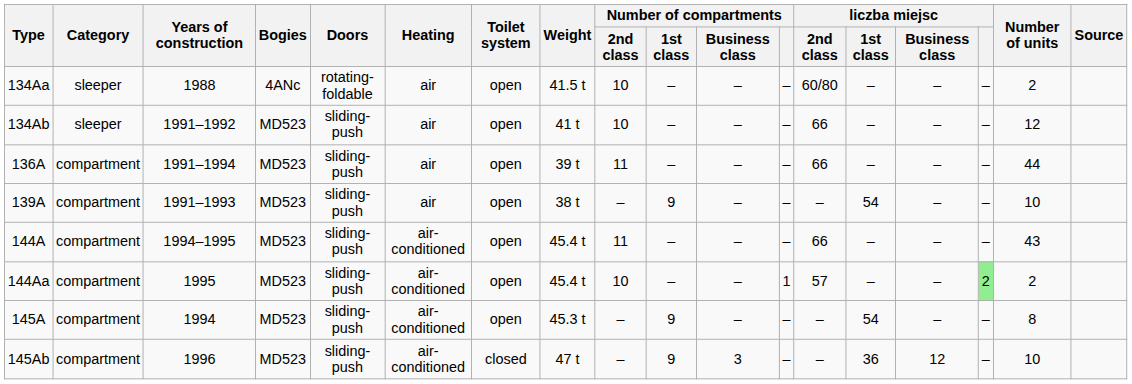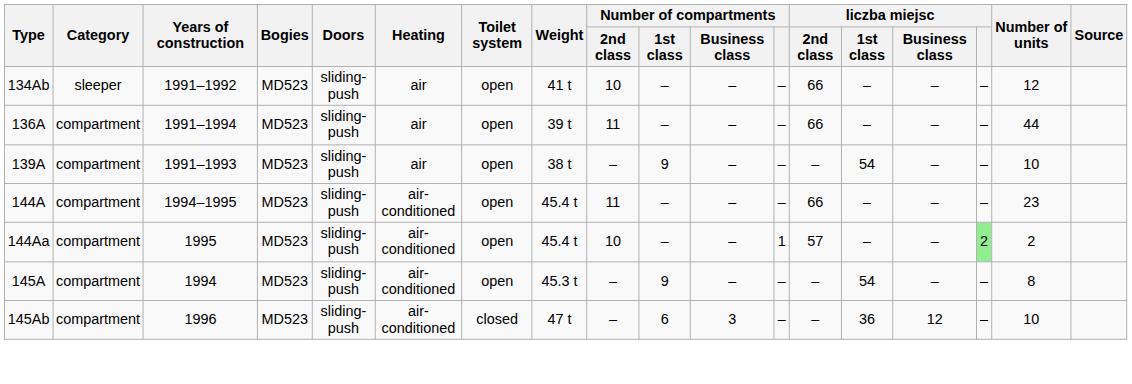- row: (29, 85)
(1032, 242) 43 -> (1031, 203) 23
(671, 359) 9 -> (665, 320) 6
